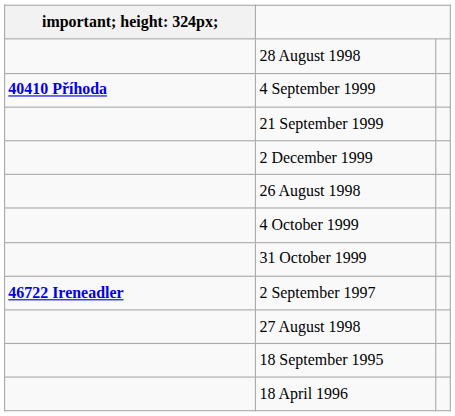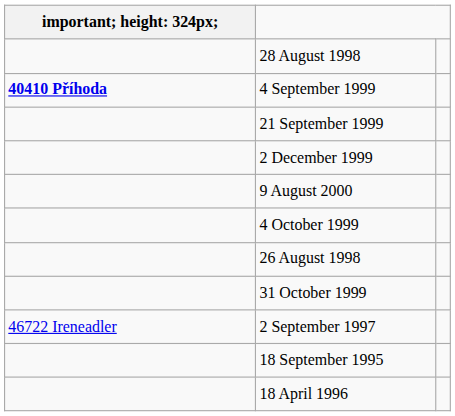+ row: (306, 191)
rows swapped: (310, 191) <-> (309, 224)
(66, 292) bold -> (63, 326) normal
- row: (310, 326)
